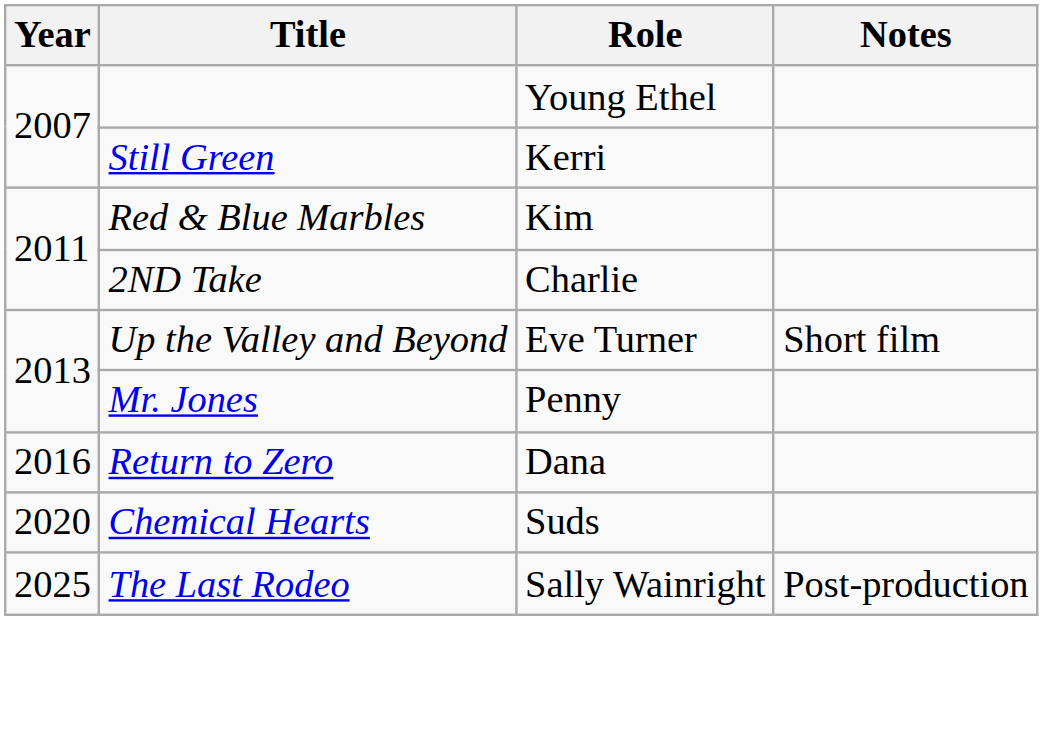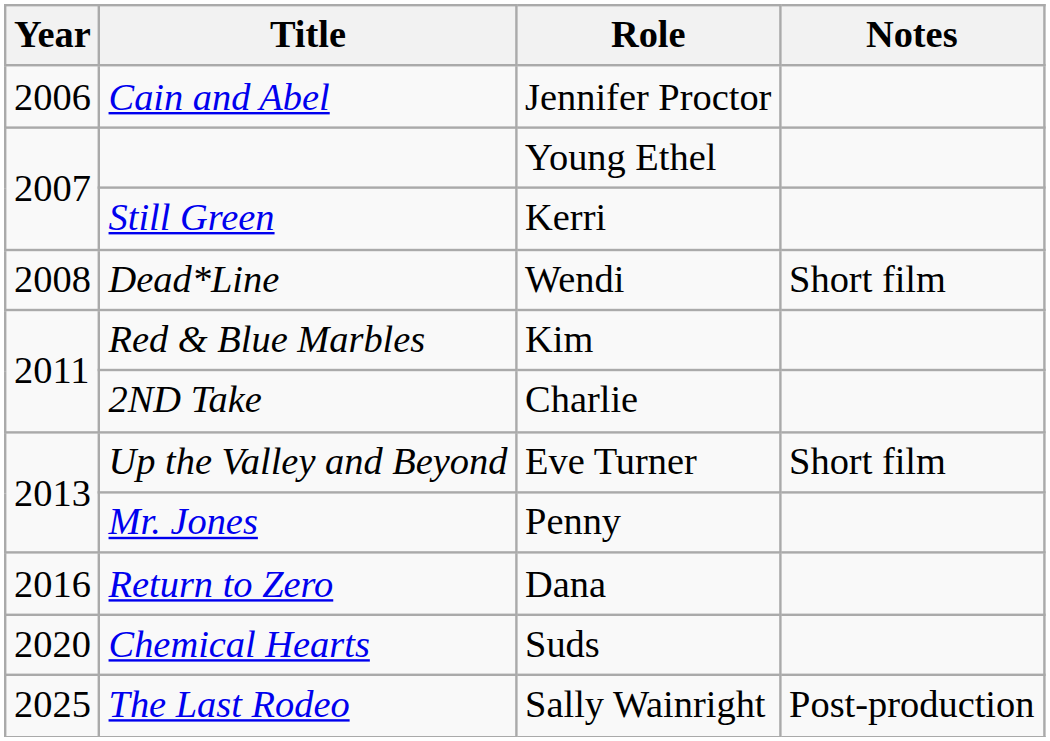+ row: (219, 95)
+ row: (194, 278)
